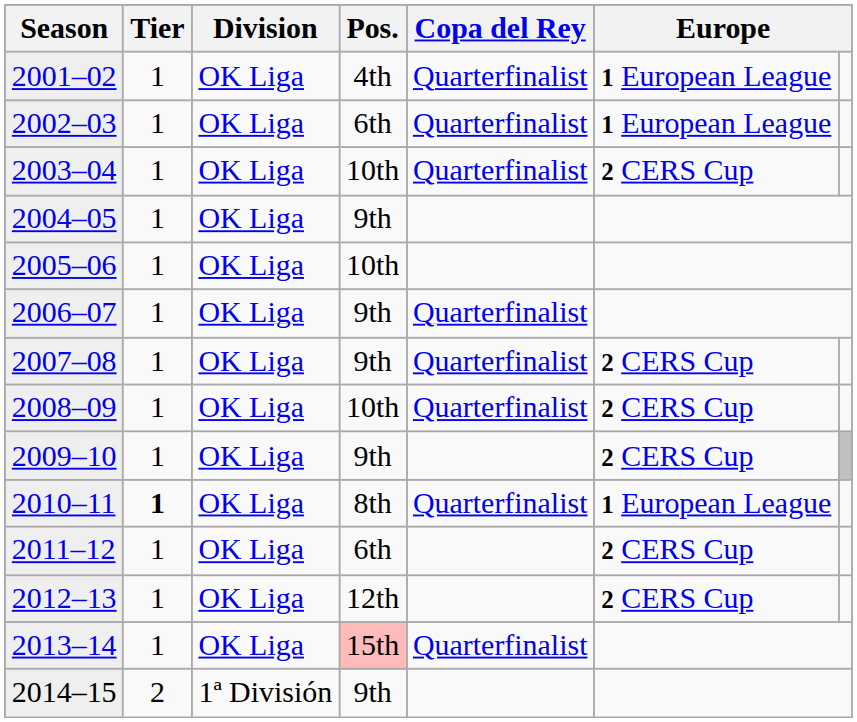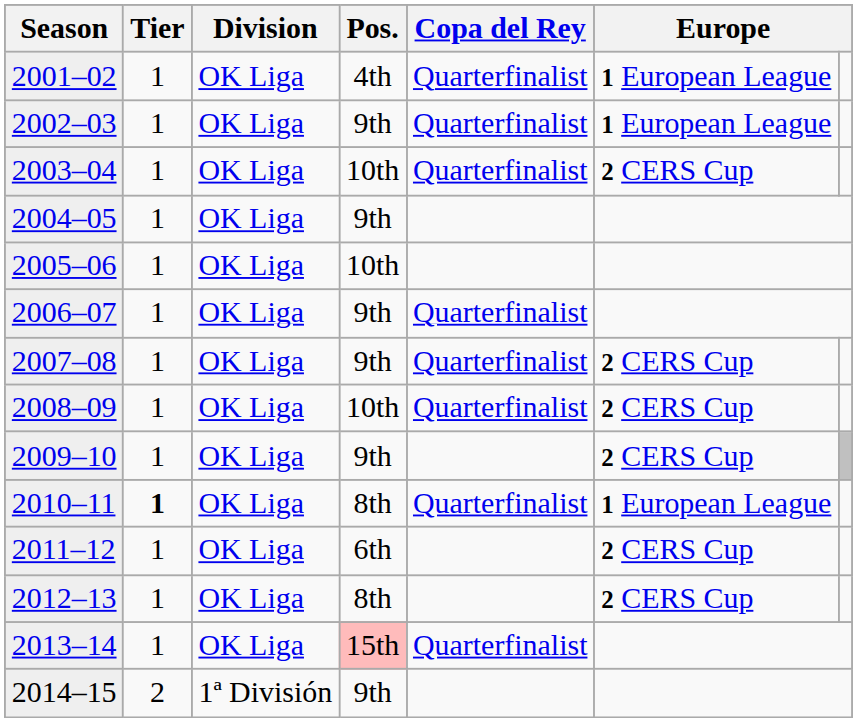(373, 123) 6th -> (373, 123) 9th
(373, 597) 12th -> (373, 597) 8th
